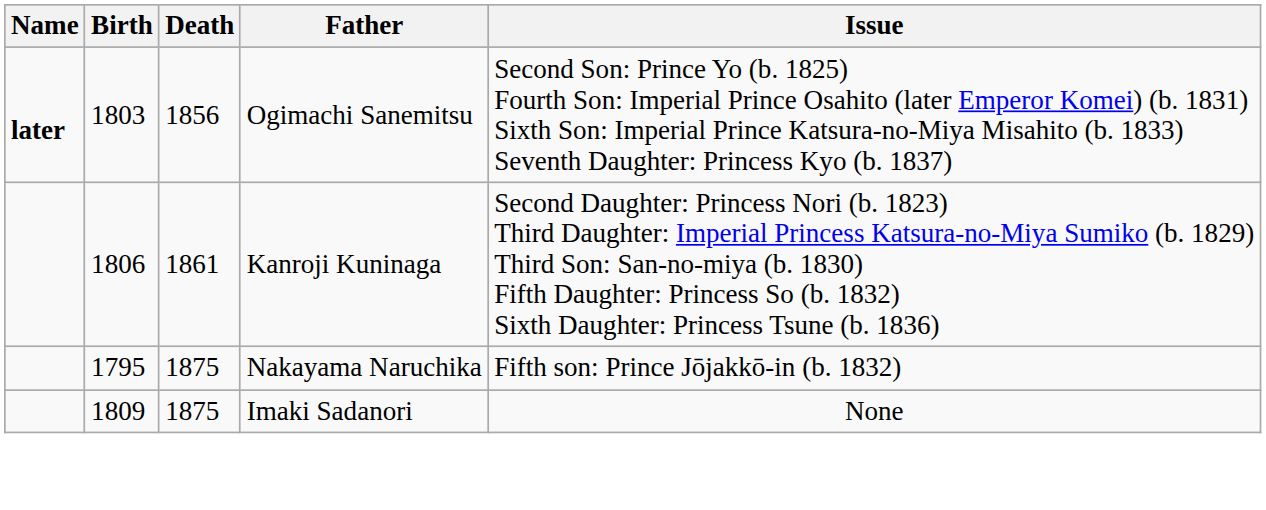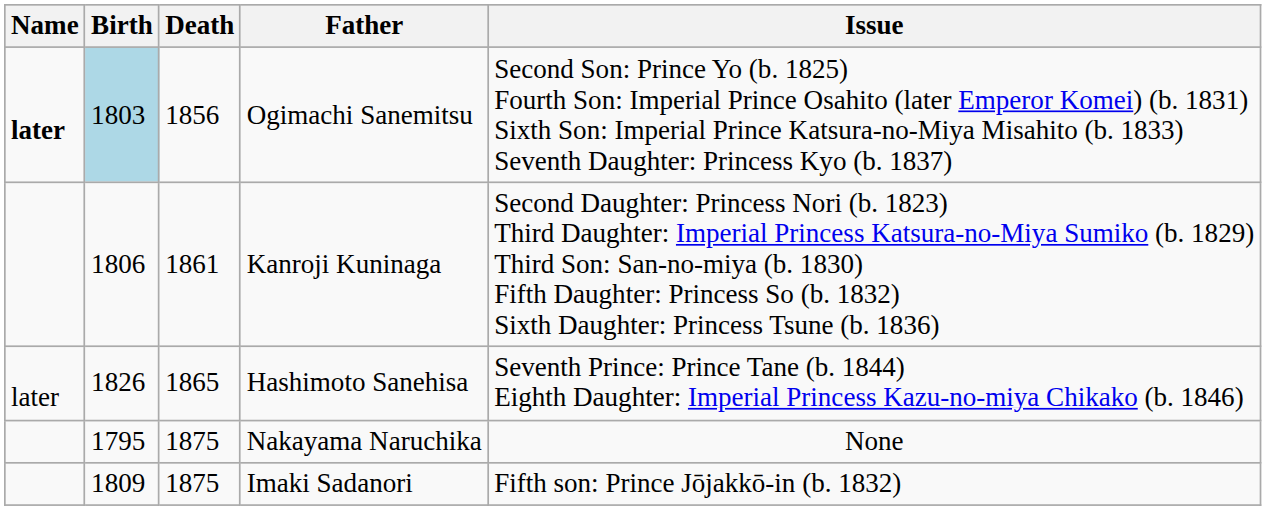(118, 114) no background -> (118, 114) lightblue background
+ row: (358, 382)
(698, 367) Fifth son: Prince Jōjakkō-in (b. 1832) -> (874, 440) None
(874, 410) None -> (698, 483) Fifth son: Prince Jōjakkō-in (b. 1832)
